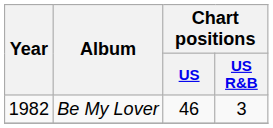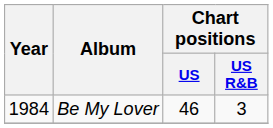(29, 108) 1982 -> (29, 108) 1984
